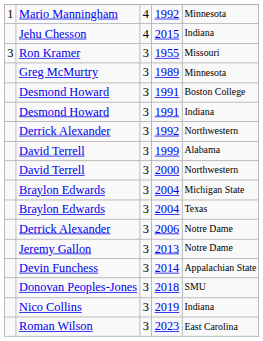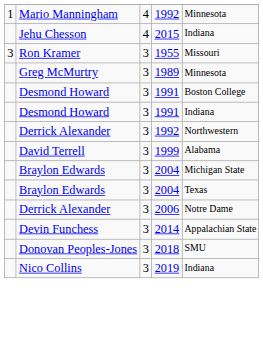- row: (10, 170)
- row: (10, 249)
- row: (10, 327)
